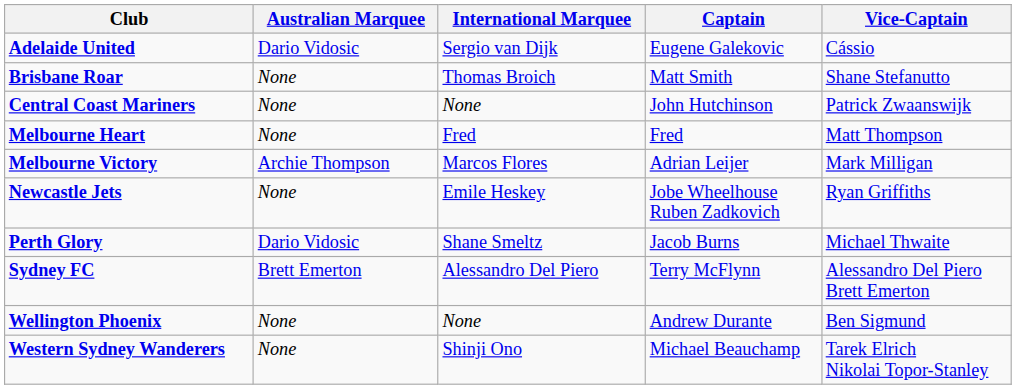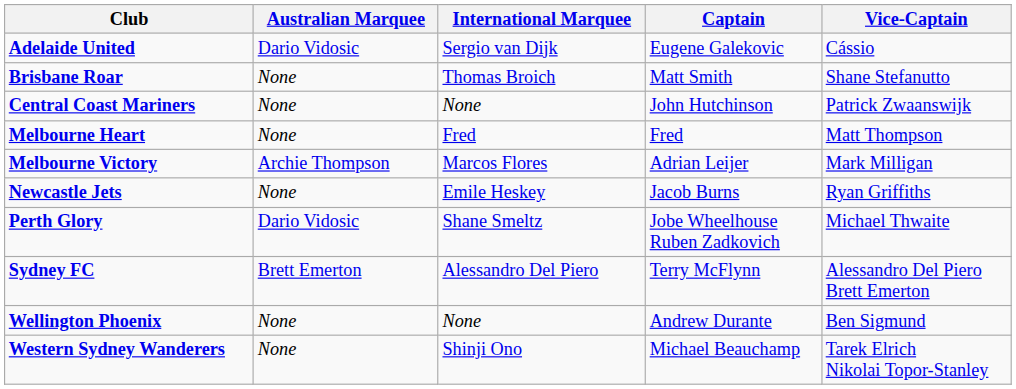(715, 202) Jobe Wheelhouse Ruben Zadkovich -> (695, 192) Jacob Burns
(695, 241) Jacob Burns -> (715, 231) Jobe Wheelhouse Ruben Zadkovich
